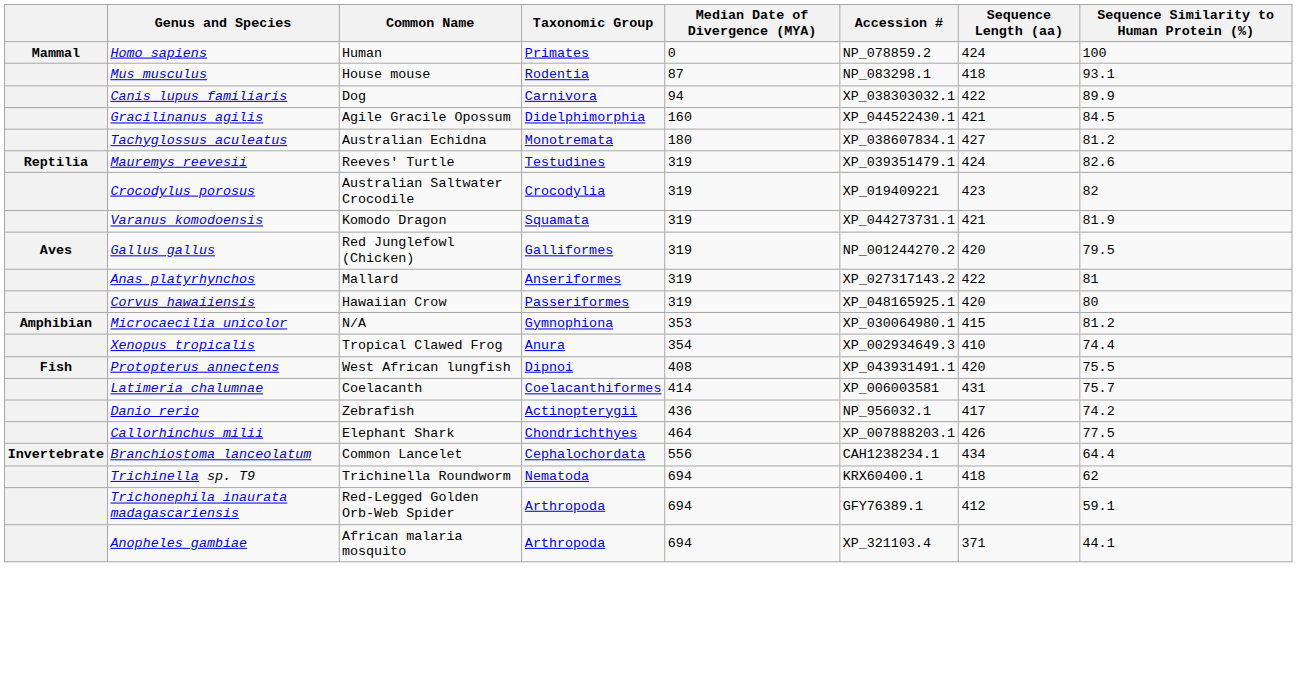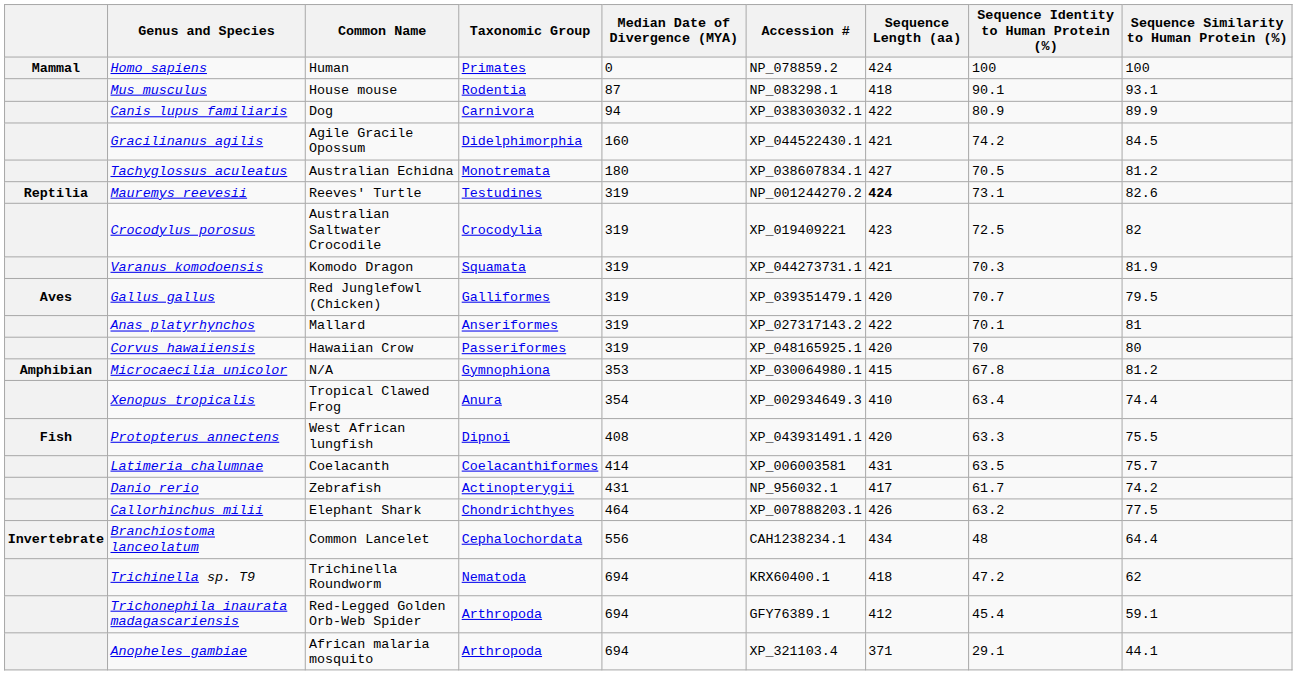+ column: (1046, 31)
(899, 162) XP_039351479.1 -> (806, 193) NP_001244270.2
(974, 162) normal -> (880, 193) bold
(899, 250) NP_001244270.2 -> (806, 297) XP_039351479.1
(680, 411) 436 -> (617, 488) 431
